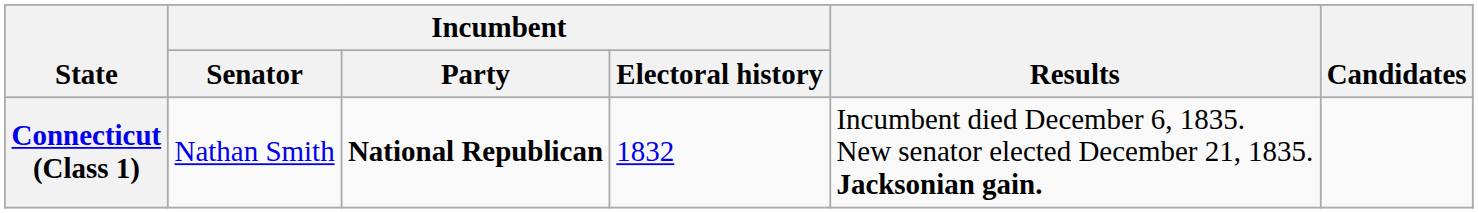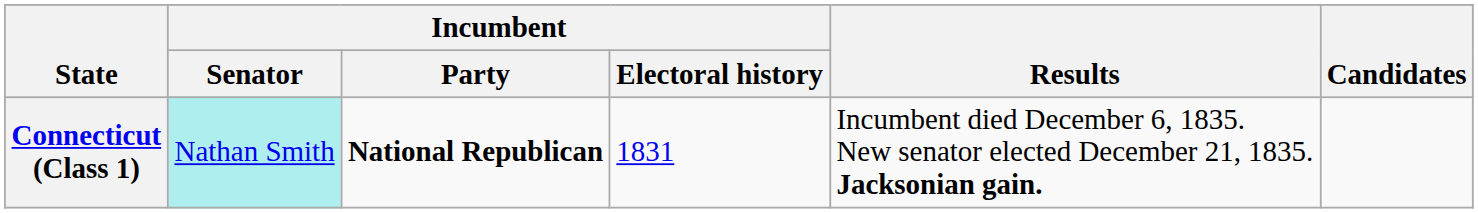(255, 151) no background -> (255, 151) paleturquoise background
(645, 151) 1832 -> (645, 151) 1831
